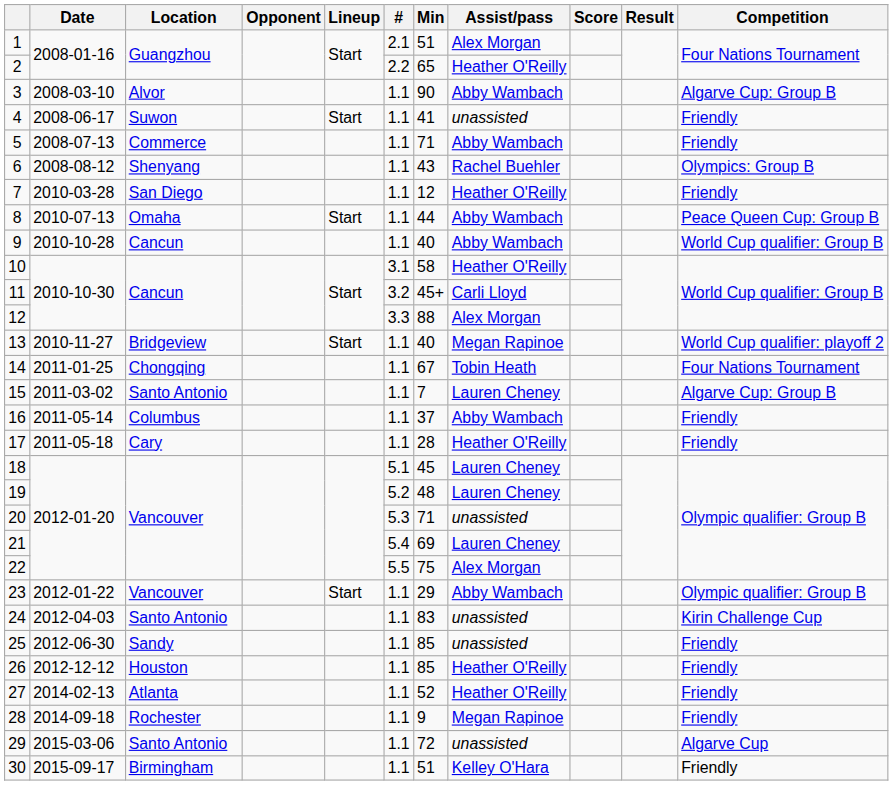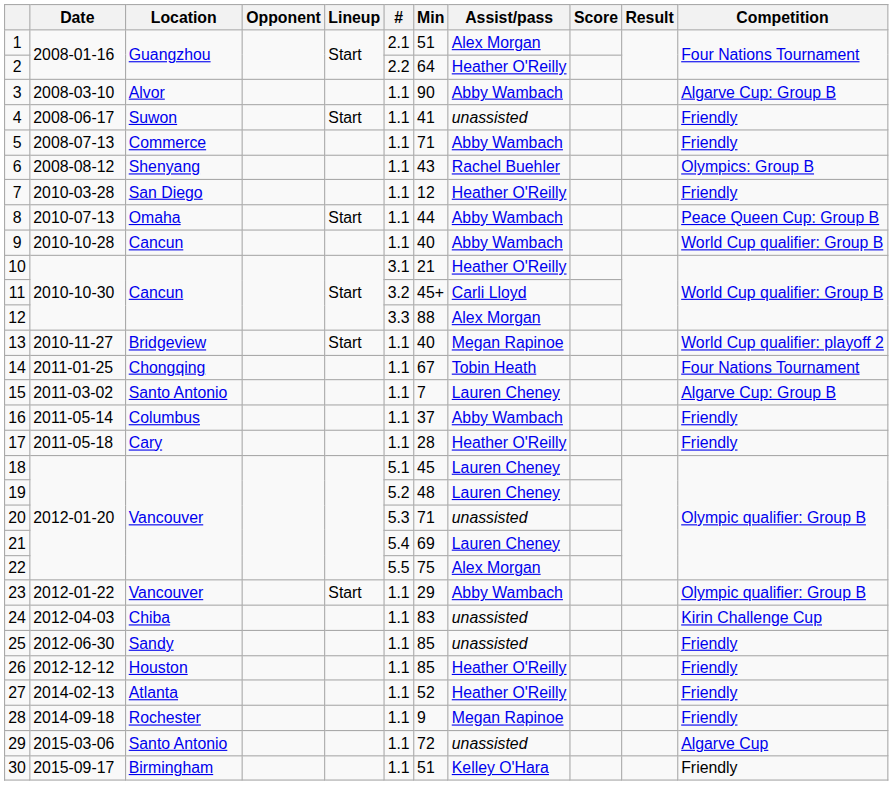(426, 68) 65 -> (426, 68) 64
(426, 268) 58 -> (426, 268) 21
(178, 618) Santo Antonio -> (149, 618) Chiba
